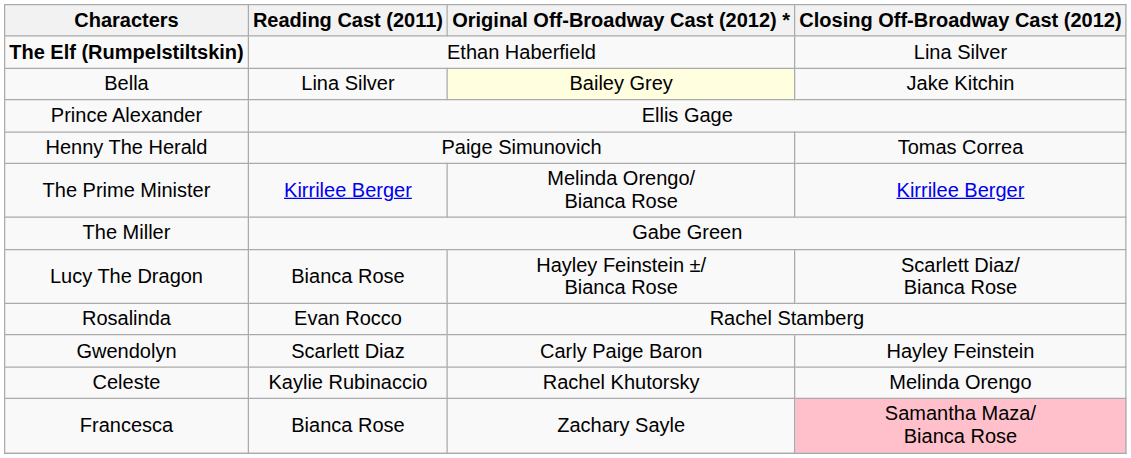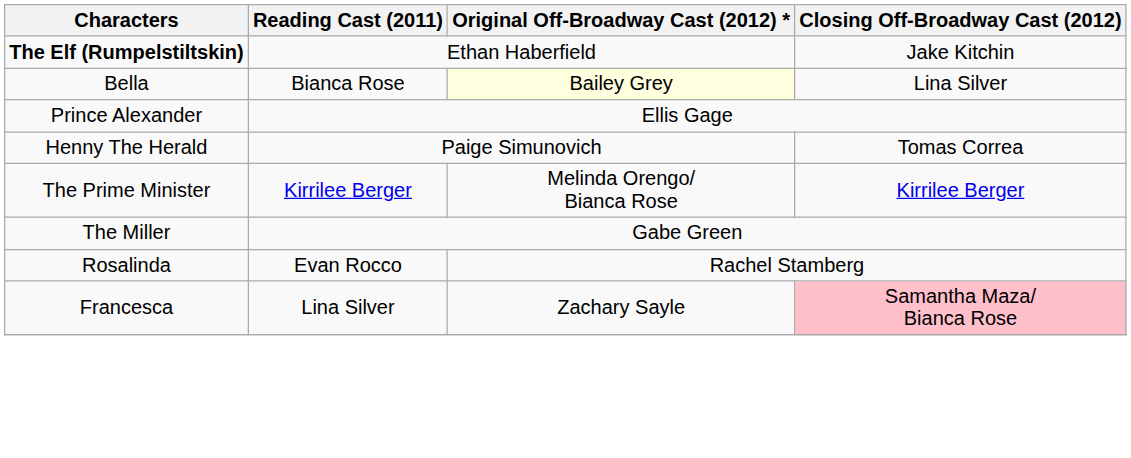(960, 52) Lina Silver -> (960, 52) Jake Kitchin
(348, 83) Lina Silver -> (348, 83) Bianca Rose
(960, 83) Jake Kitchin -> (960, 83) Lina Silver
- row: (126, 276)
- row: (126, 350)
- row: (126, 382)
(348, 425) Bianca Rose -> (348, 307) Lina Silver
